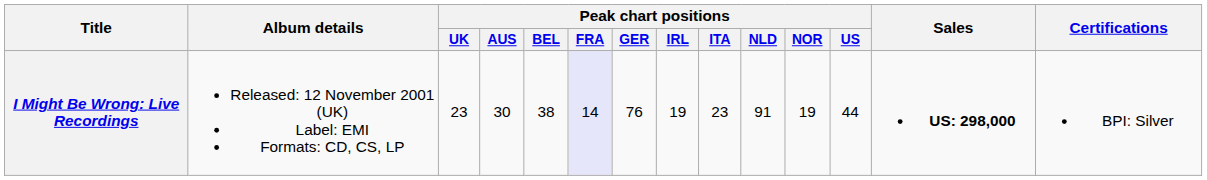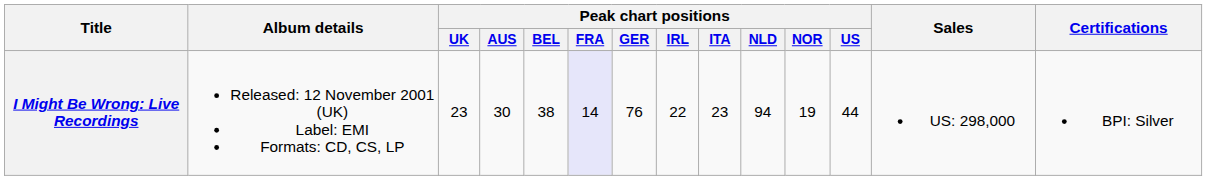(678, 112) 19 -> (678, 112) 22
(763, 112) 91 -> (763, 112) 94
(953, 121) bold -> (953, 121) normal
